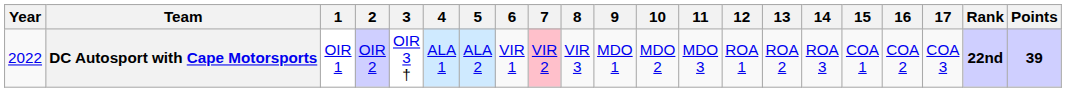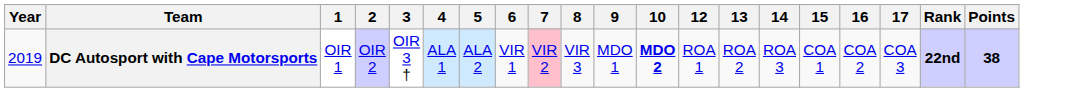- column: (700, 17)
(25, 58) 2022 -> (25, 58) 2019
(658, 58) normal -> (658, 58) bold
(1034, 58) 39 -> (992, 58) 38
